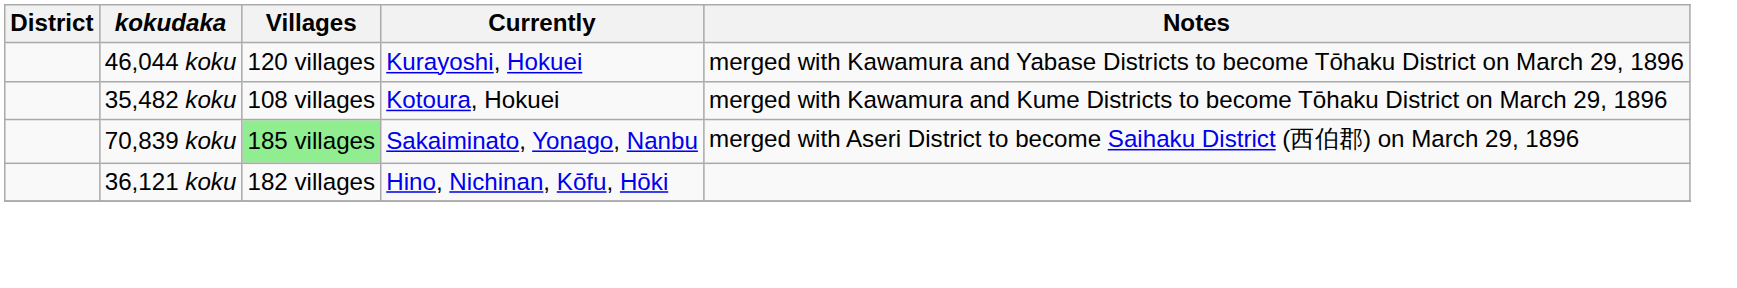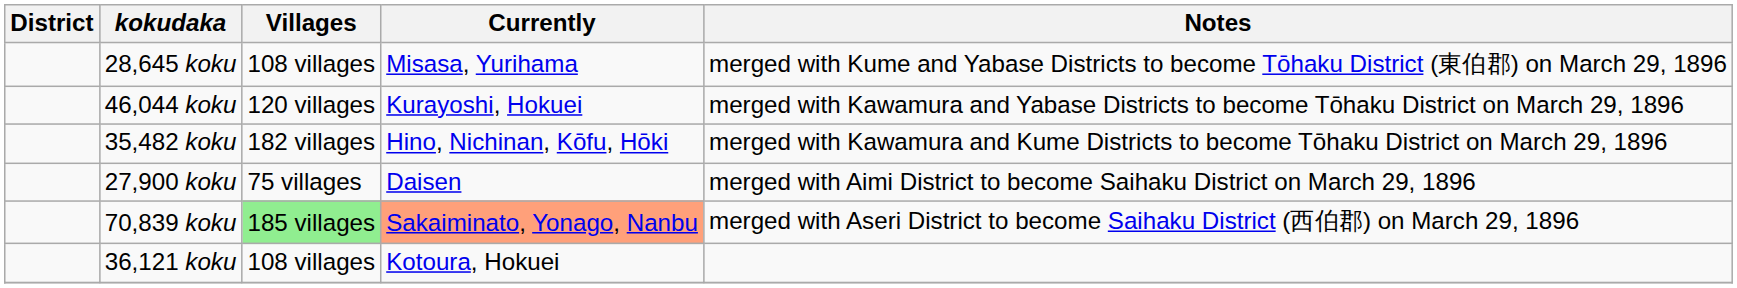+ row: (171, 64)
(311, 100) 108 villages -> (311, 143) 182 villages
(473, 100) Kotoura, Hokuei -> (527, 143) Hino, Nichinan, Kōfu, Hōki
+ row: (171, 181)
(542, 140) no background -> (542, 222) lightsalmon background
(311, 181) 182 villages -> (311, 262) 108 villages
(527, 181) Hino, Nichinan, Kōfu, Hōki -> (473, 262) Kotoura, Hokuei
